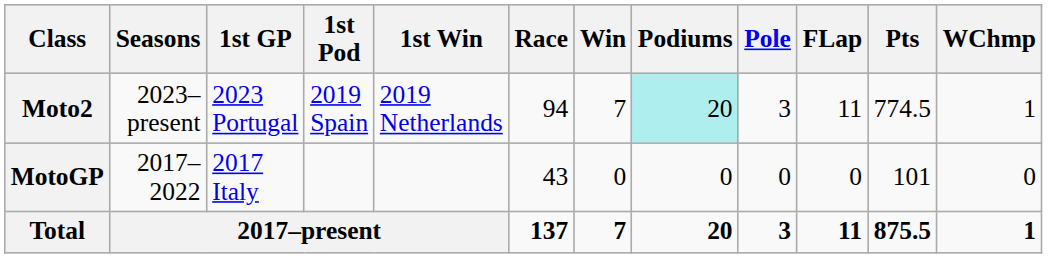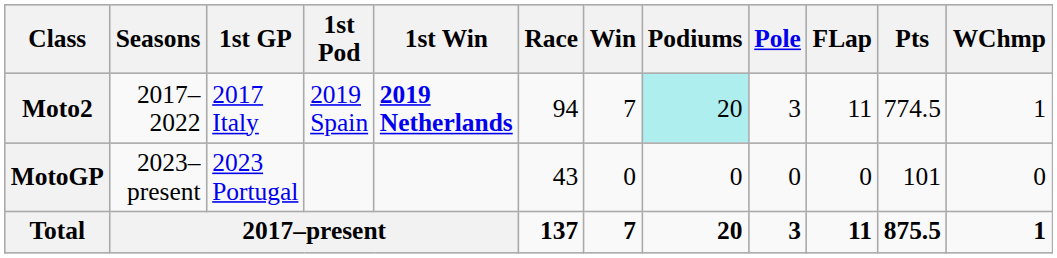(164, 107) 2023–present -> (169, 107) 2017–2022
(255, 107) 2023 Portugal -> (238, 107) 2017 Italy
(441, 107) normal -> (446, 107) bold
(169, 176) 2017–2022 -> (164, 176) 2023–present
(238, 176) 2017 Italy -> (255, 176) 2023 Portugal
